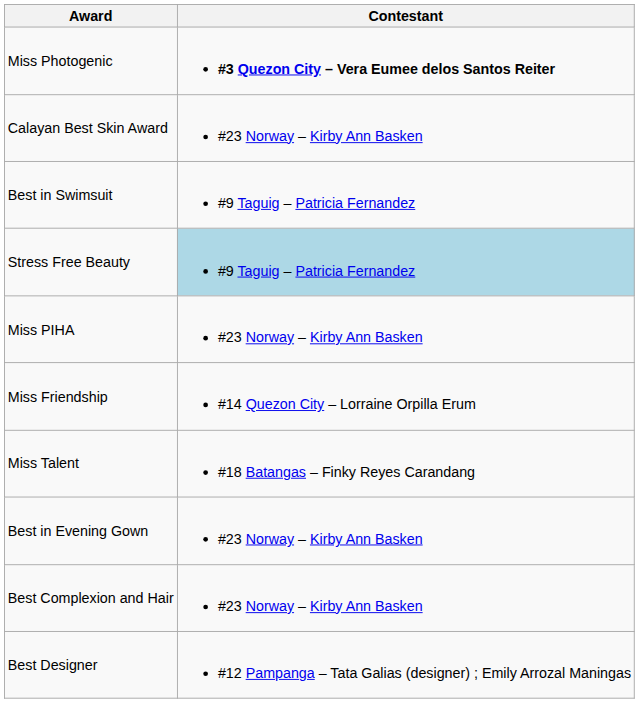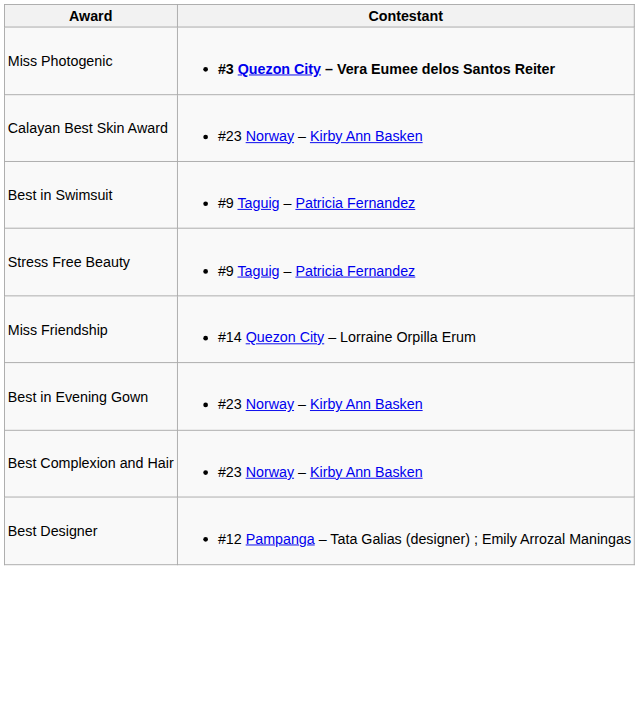(406, 270) lightblue background -> (406, 270) no background
- row: (41, 329)
- row: (43, 464)
